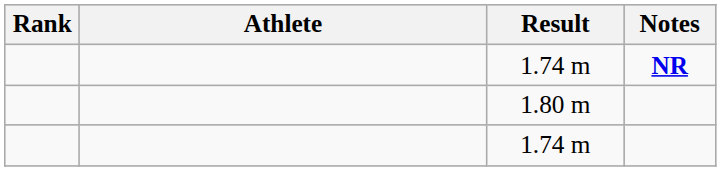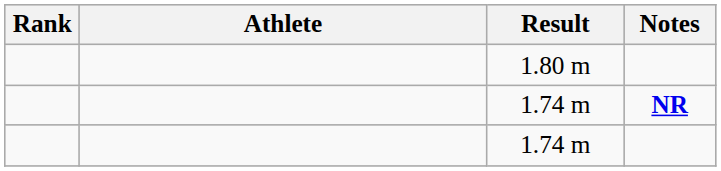rows swapped: (555, 104) <-> (555, 64)
